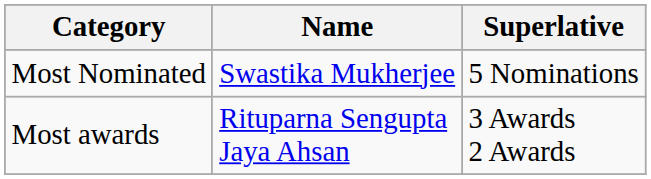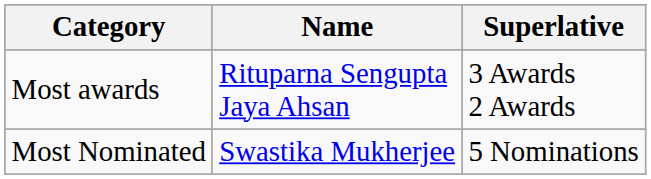rows swapped: (86, 134) <-> (109, 73)
